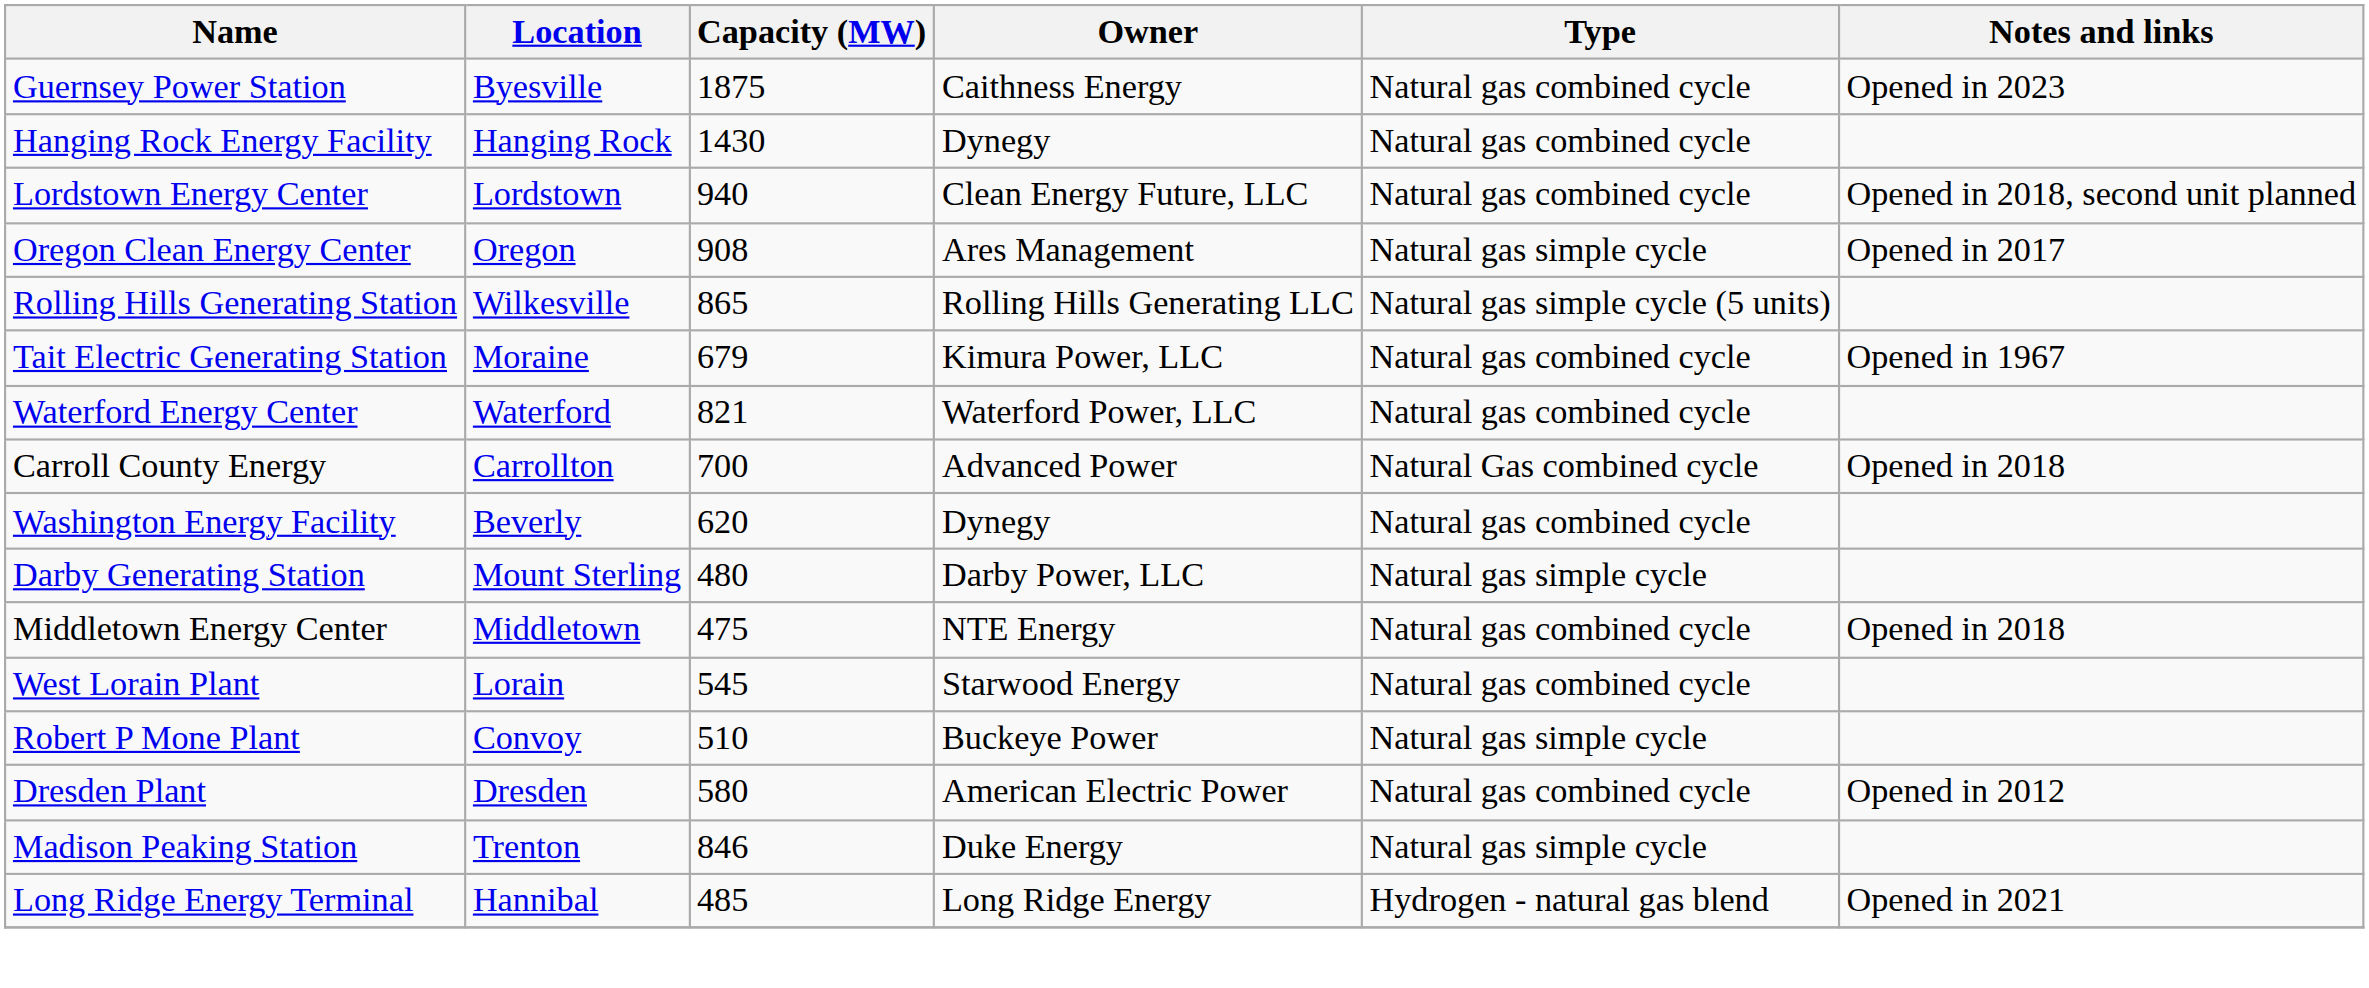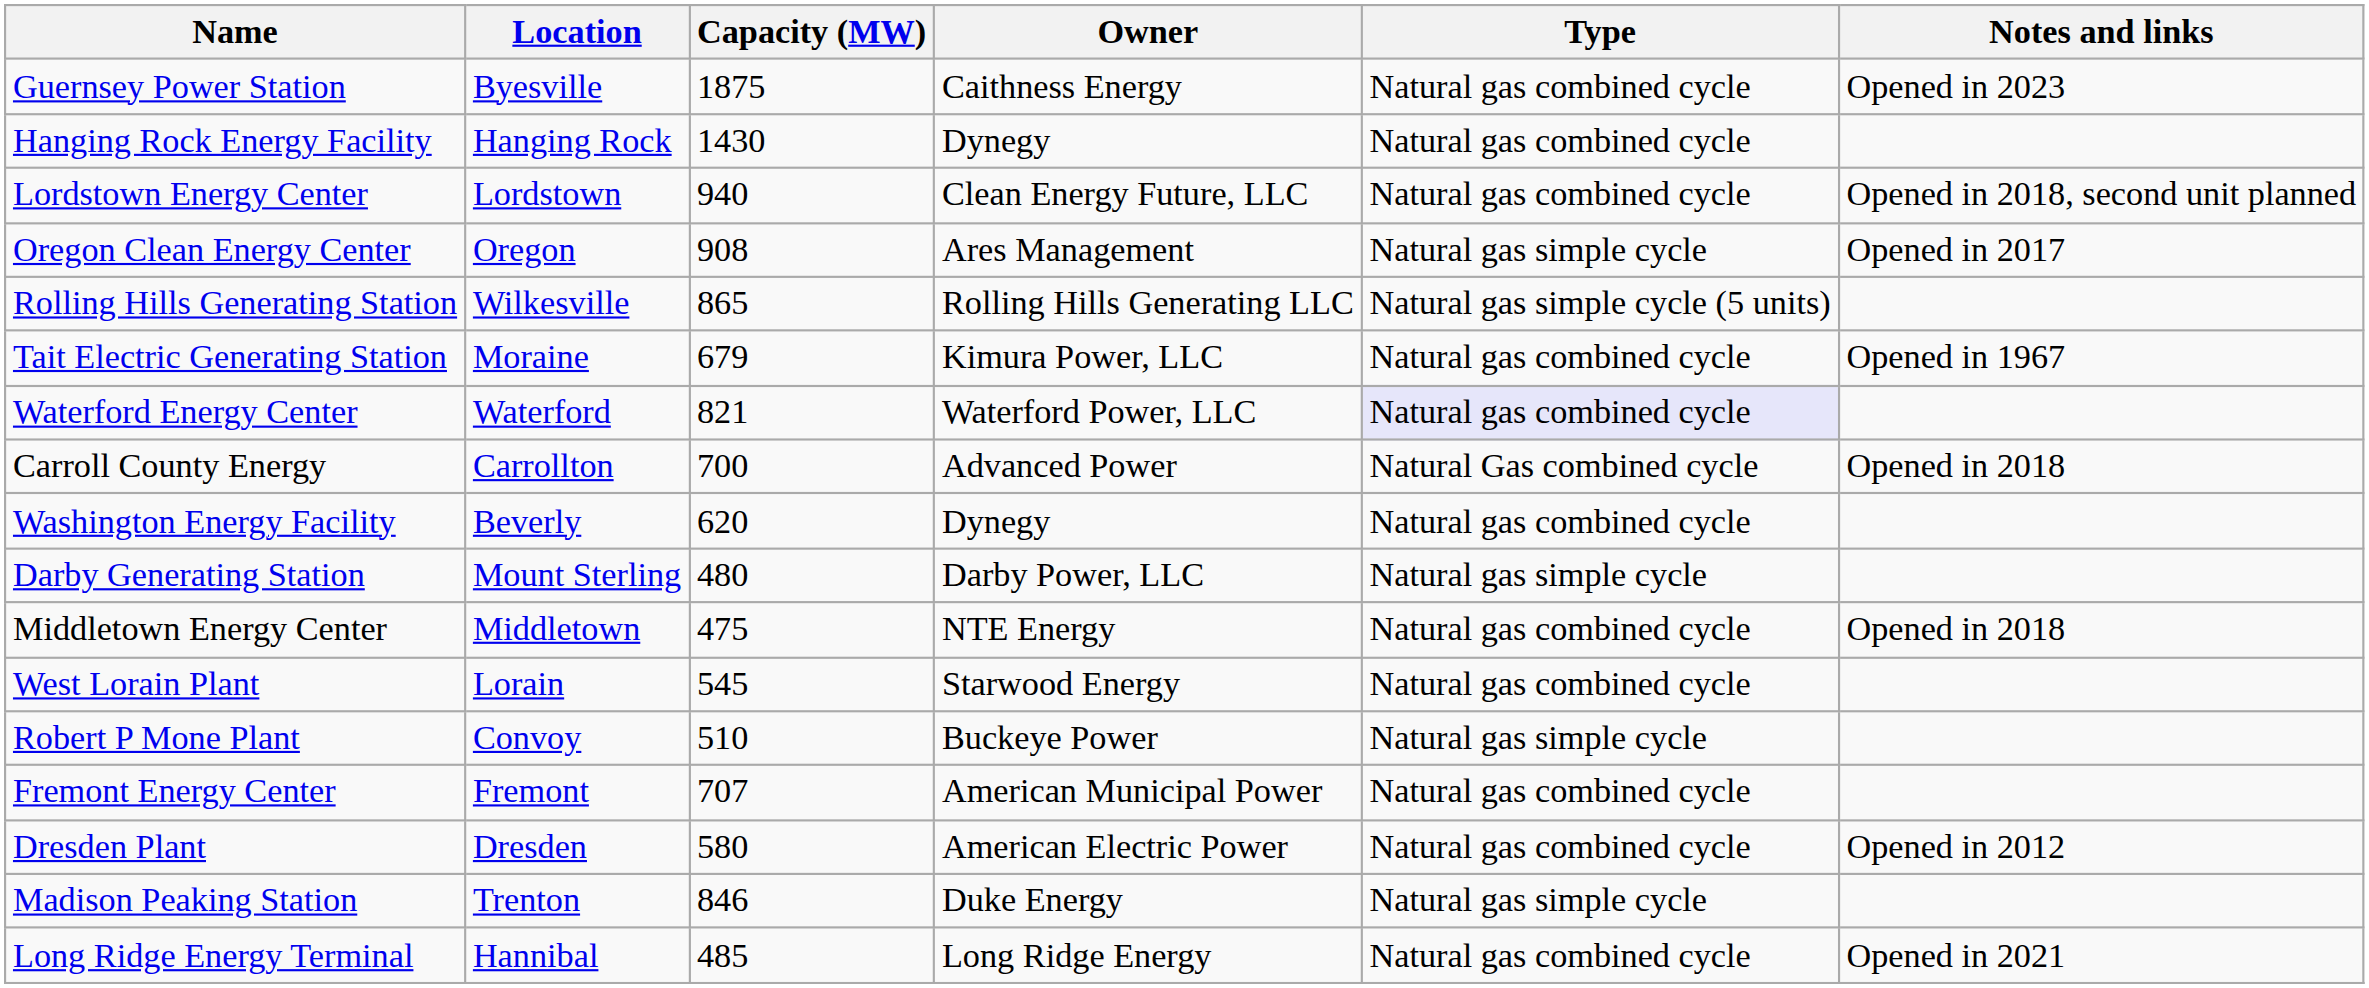(1560, 411) no background -> (1560, 411) lavender background
+ row: (174, 791)
(1569, 900) Hydrogen - natural gas blend -> (1560, 954) Natural gas combined cycle
